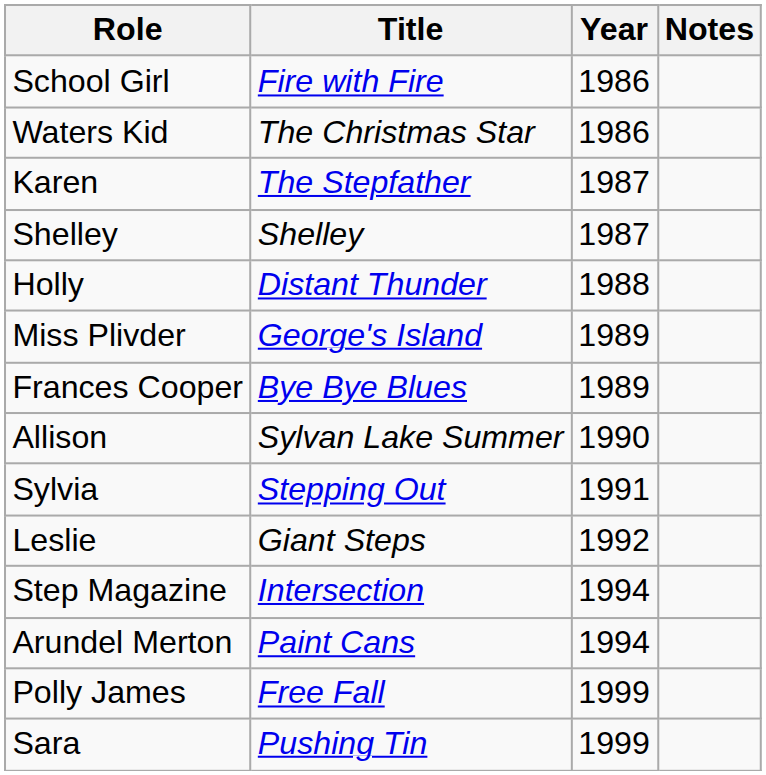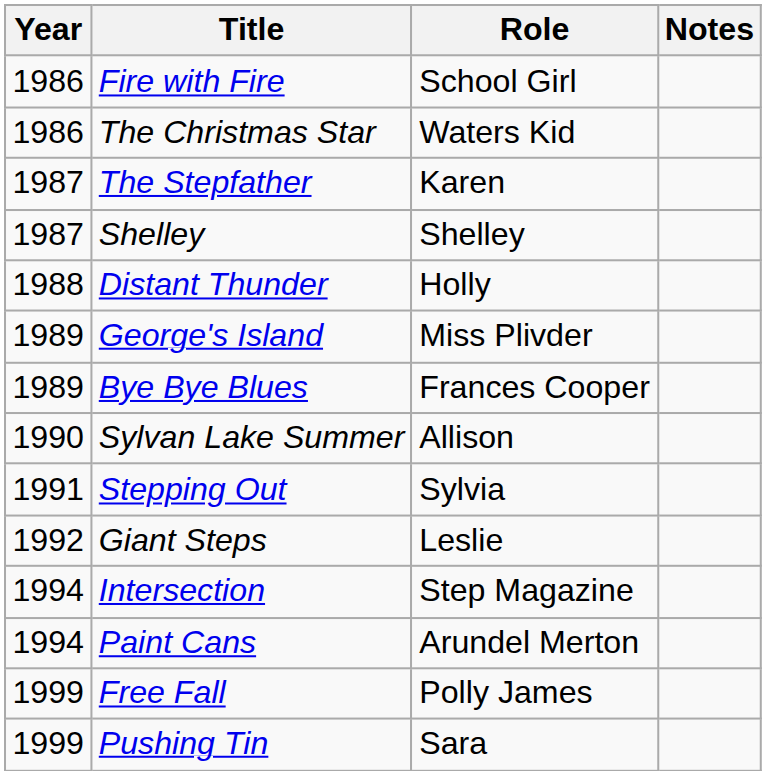columns swapped: (614, 30) <-> (128, 30)
